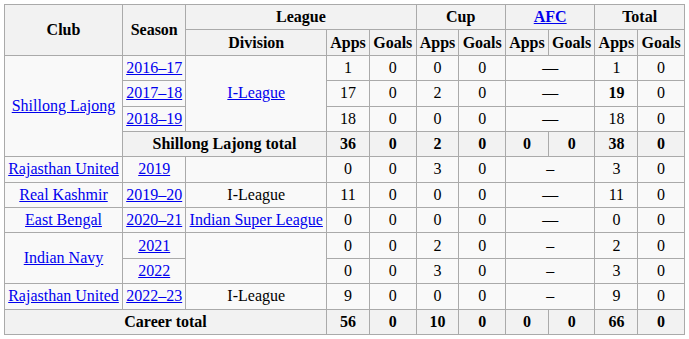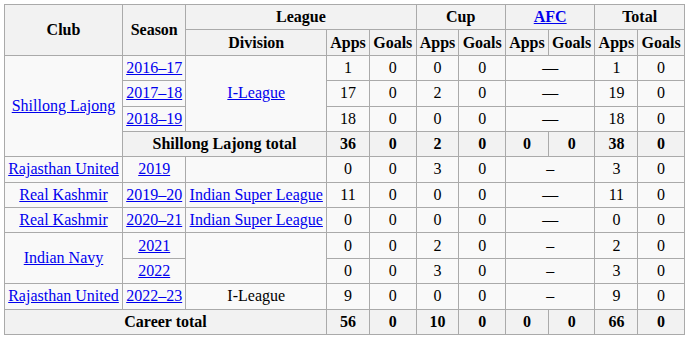(616, 93) bold -> (616, 93) normal
(256, 194) I-League -> (256, 194) Indian Super League
(64, 220) East Bengal -> (64, 220) Real Kashmir
